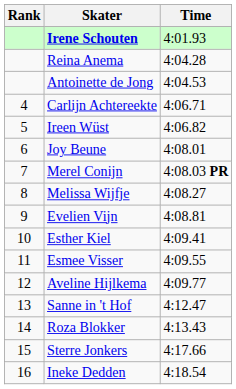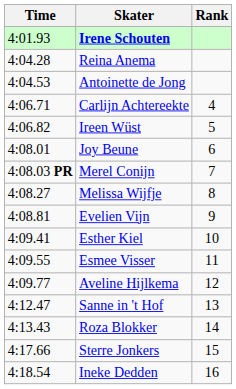columns swapped: (24, 15) <-> (196, 15)
